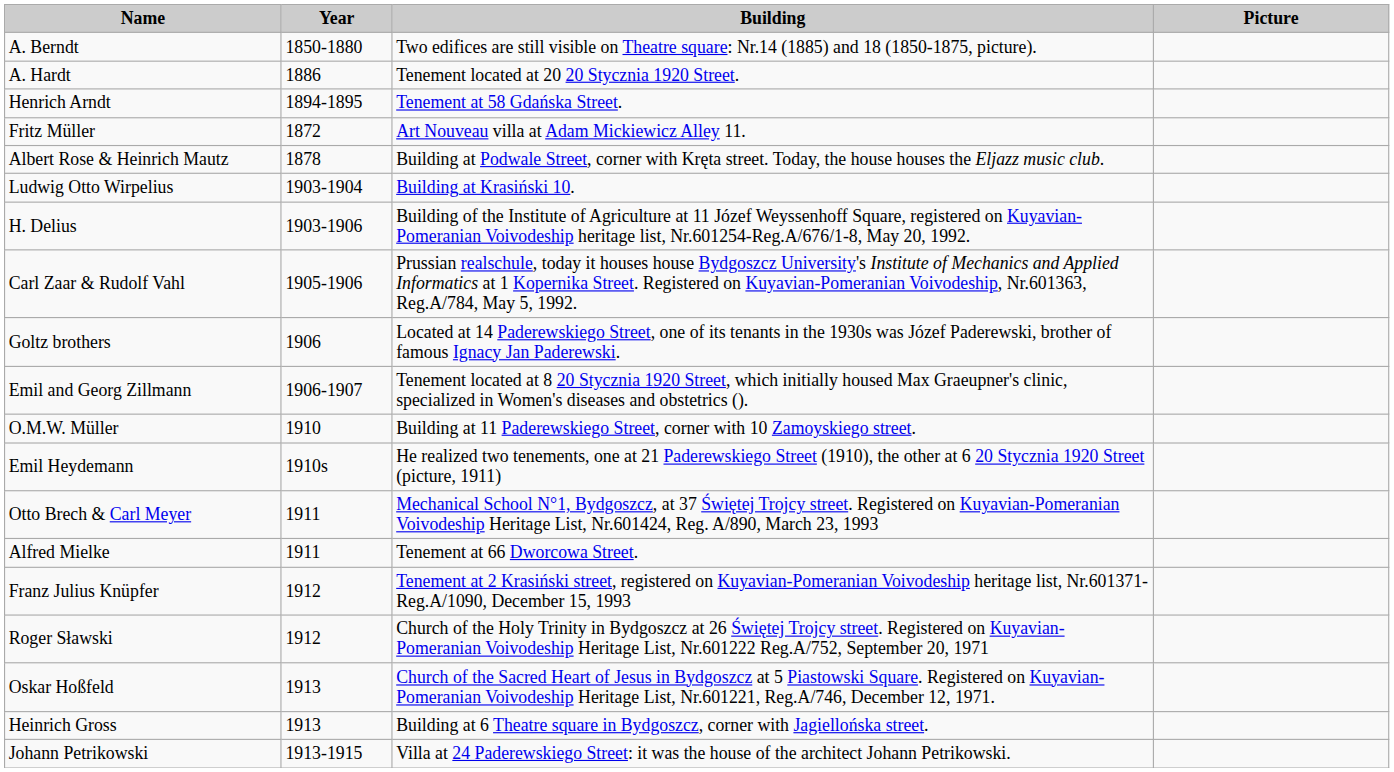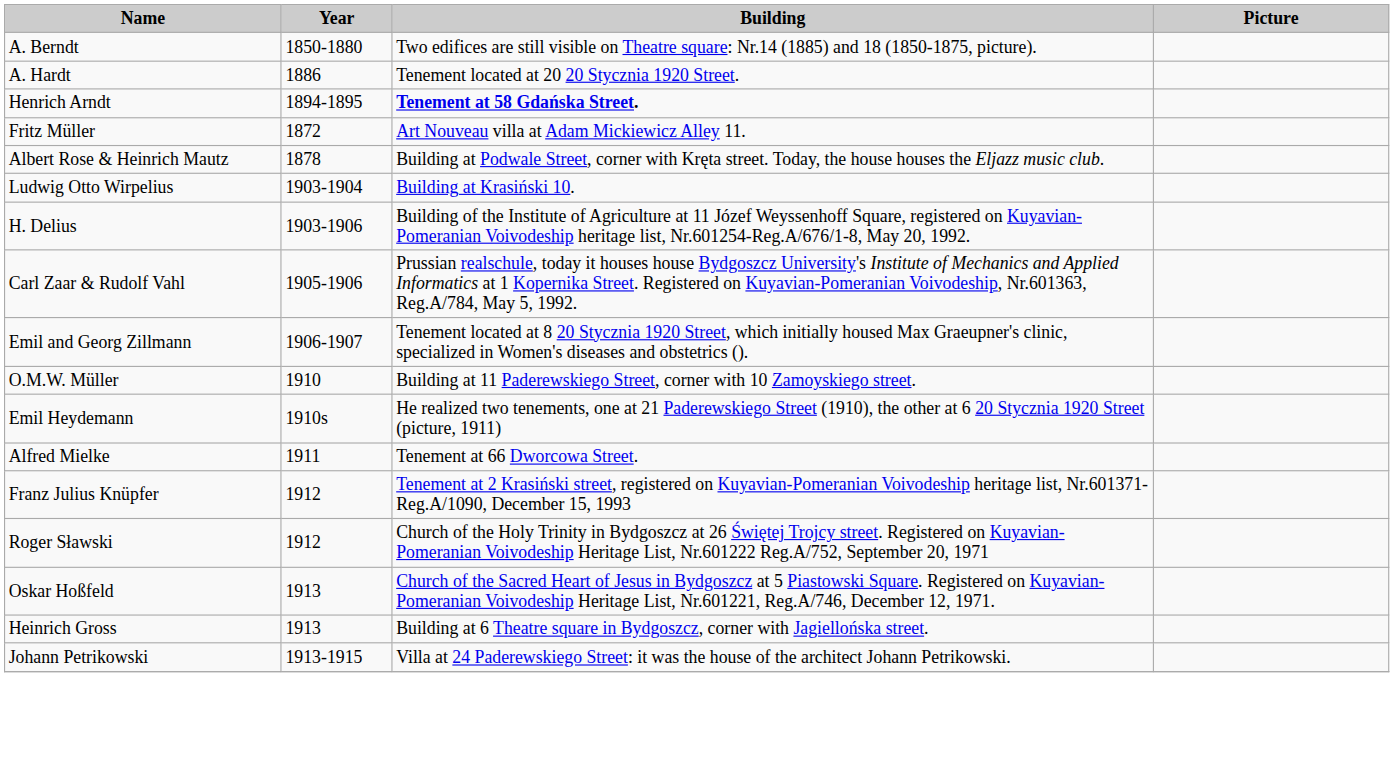(509, 103) normal -> (517, 103) bold
- row: (60, 342)
- row: (100, 514)
